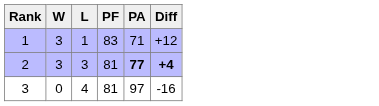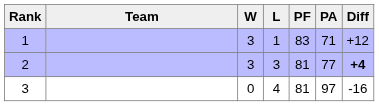+ column: (142, 16)
(137, 64) bold -> (329, 64) normal
